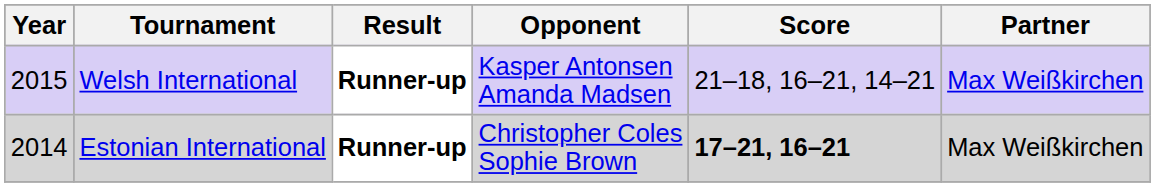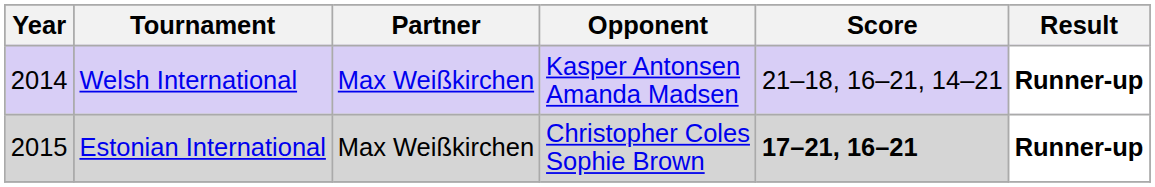columns swapped: (1045, 25) <-> (402, 25)
(39, 80) 2015 -> (39, 80) 2014
(39, 148) 2014 -> (39, 148) 2015
